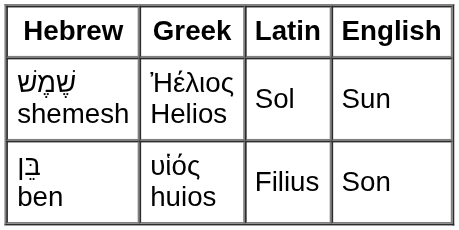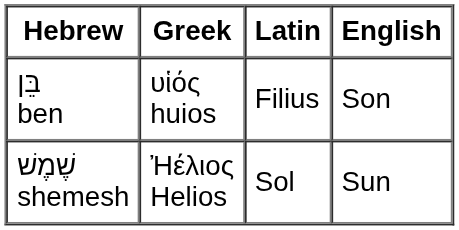rows swapped: (73, 98) <-> (40, 181)
